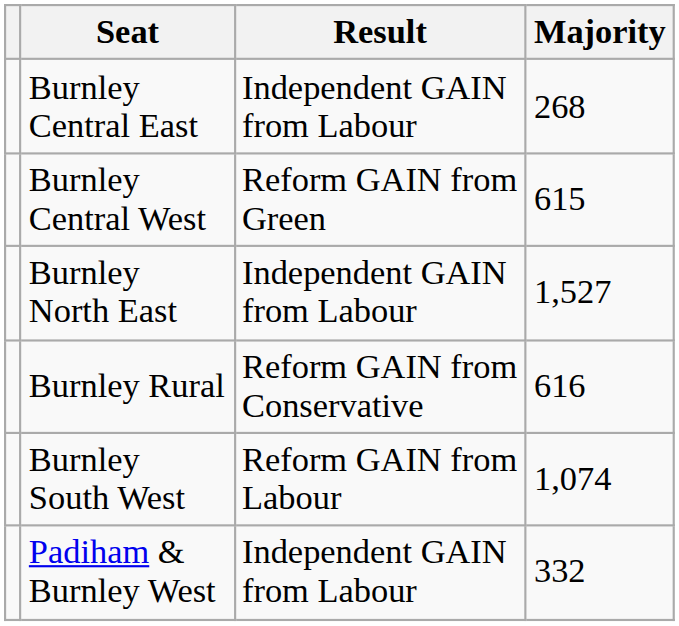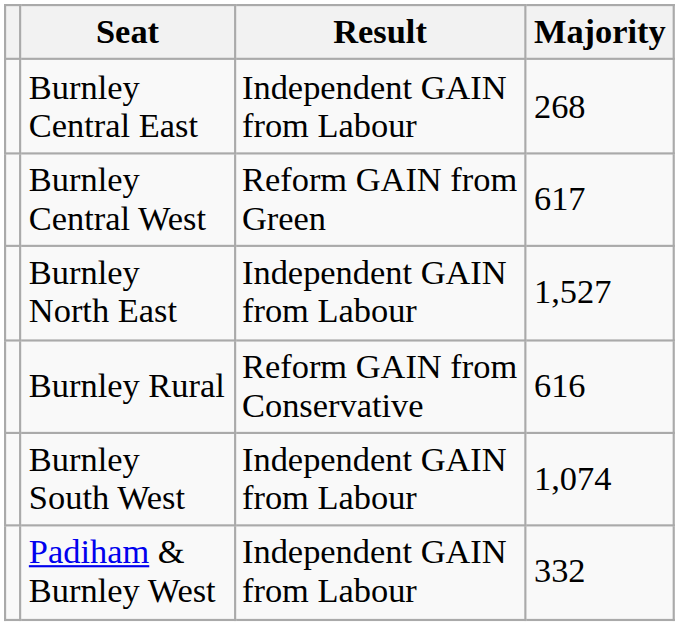(560, 198) 615 -> (560, 198) 617
(380, 478) Reform GAIN from Labour -> (374, 478) Independent GAIN from Labour
